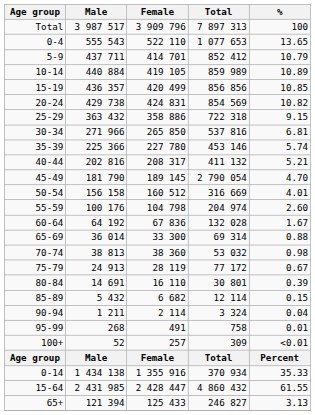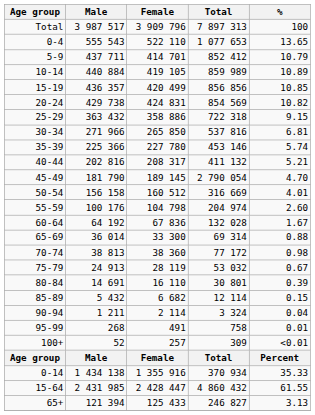(230, 253) 53 032 -> (230, 253) 77 172
(230, 268) 77 172 -> (230, 268) 53 032
